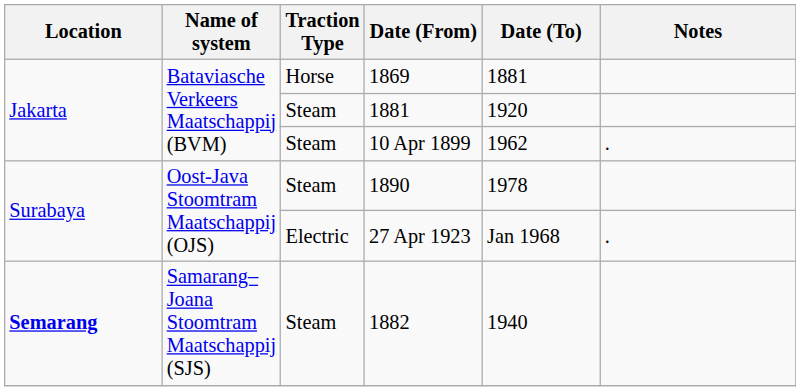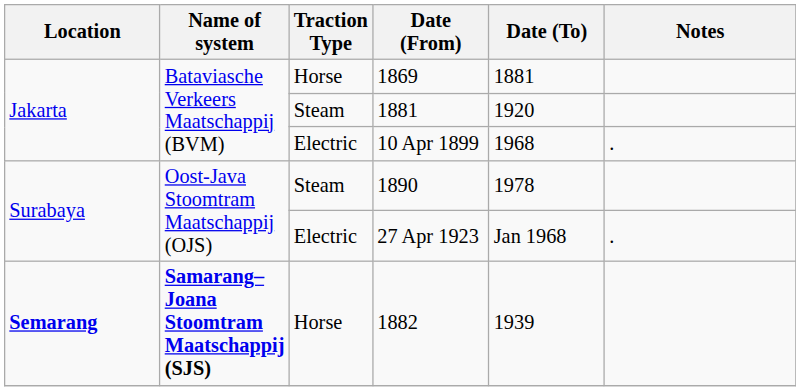(311, 143) Steam -> (325, 143) Electric
(507, 143) 1962 -> (514, 143) 1968
(221, 323) normal -> (225, 323) bold
(311, 323) Steam -> (318, 323) Horse
(507, 323) 1940 -> (514, 323) 1939
